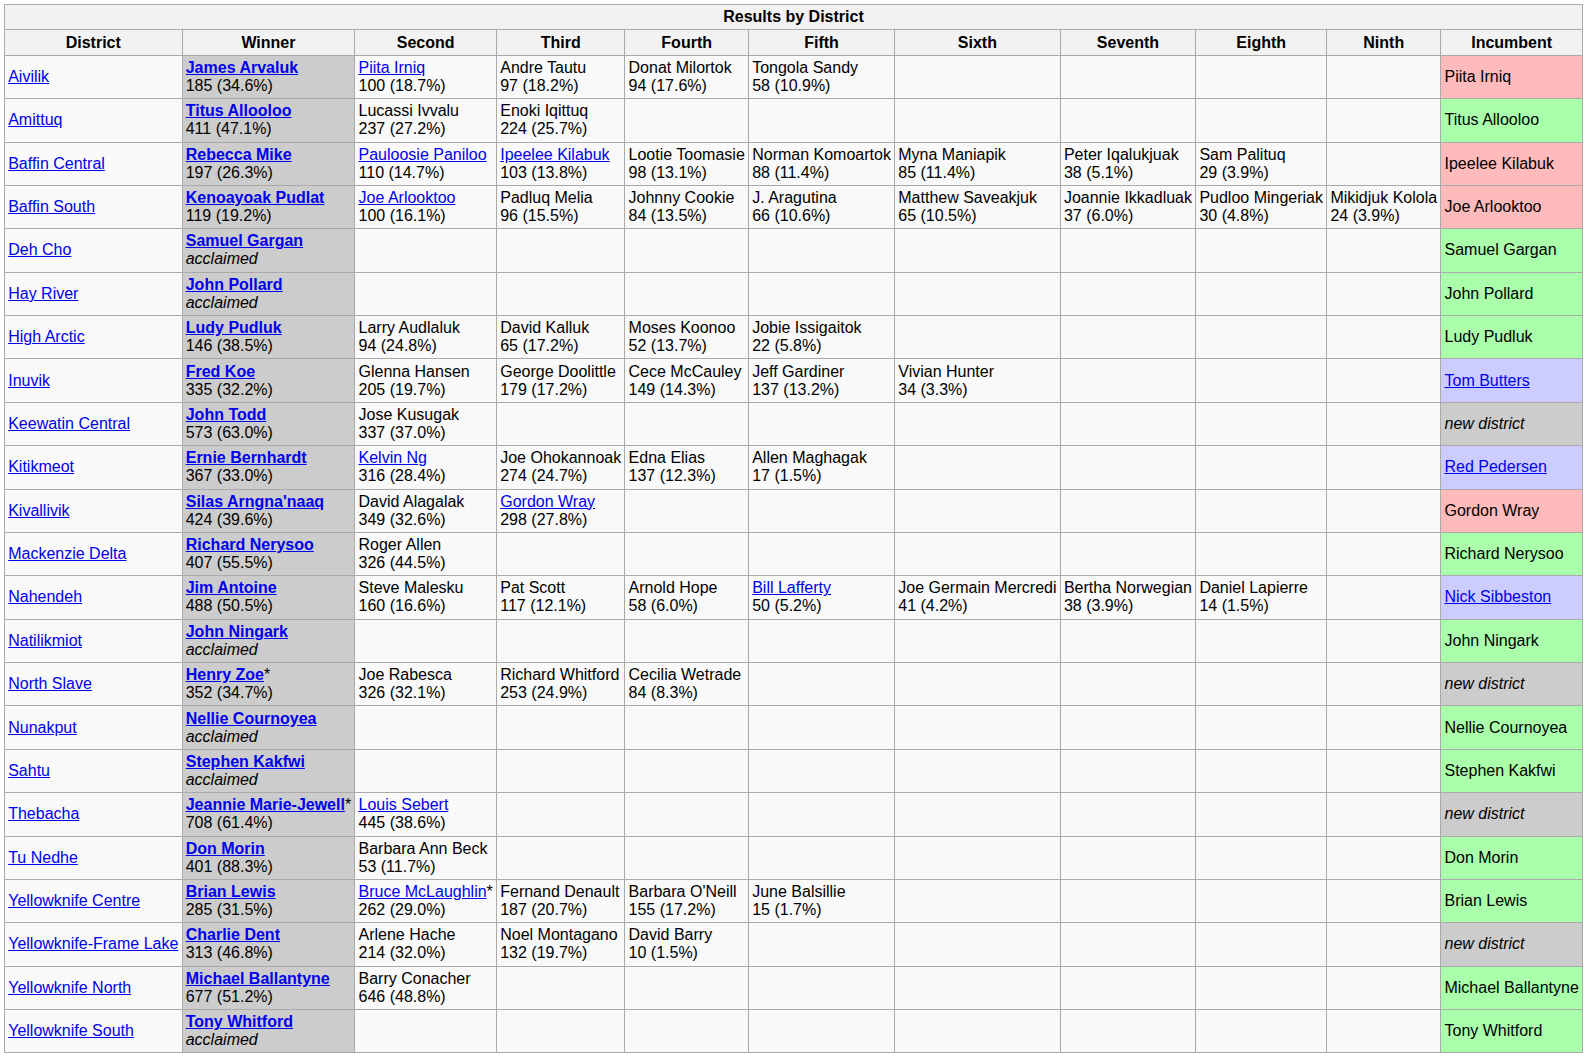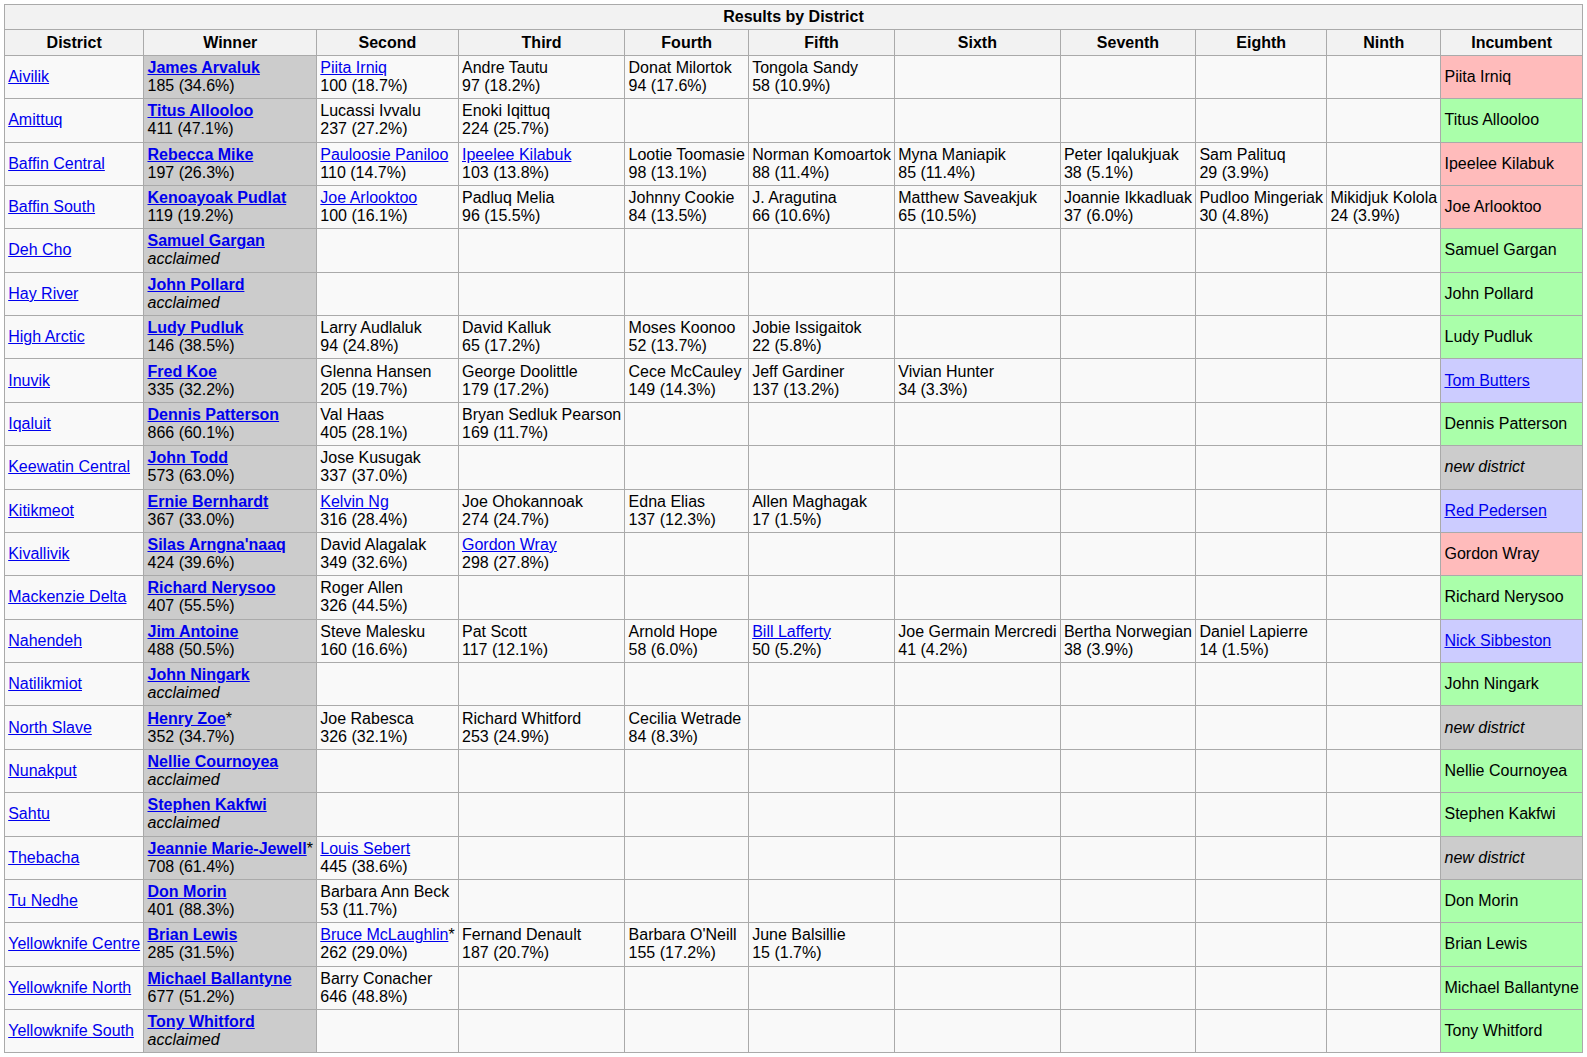+ row: (30, 423)
- row: (93, 944)
